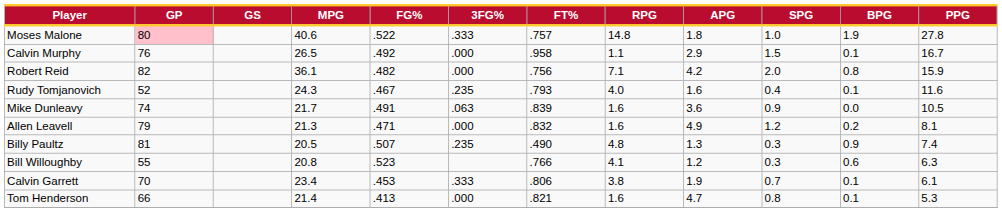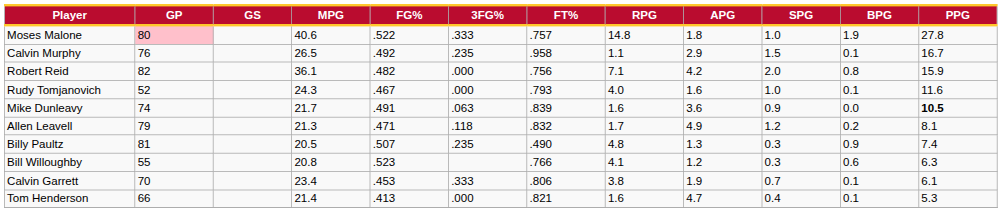(462, 53) .000 -> (462, 53) .235
(462, 90) .235 -> (462, 90) .000
(773, 90) 0.4 -> (773, 90) 1.0
(933, 108) normal -> (933, 108) bold
(462, 126) .000 -> (462, 126) .118
(616, 126) 1.6 -> (616, 126) 1.7
(773, 199) 0.8 -> (773, 199) 0.4
